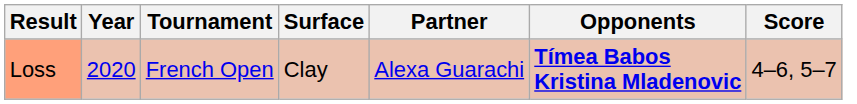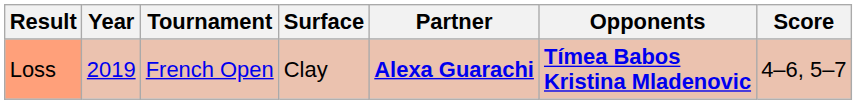(111, 68) 2020 -> (111, 68) 2019
(449, 68) normal -> (454, 68) bold
